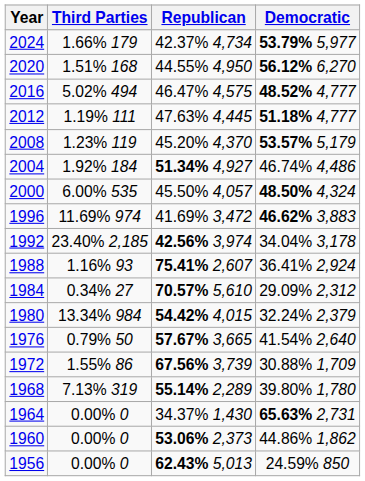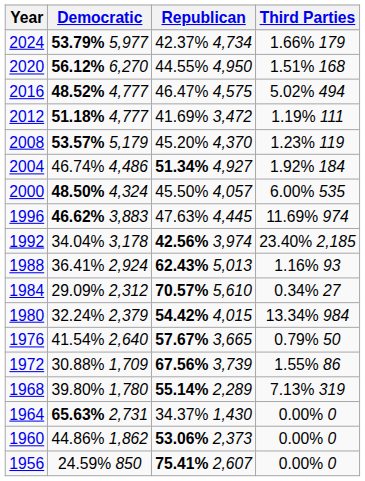columns swapped: (307, 18) <-> (100, 18)
(204, 117) 47.63% 4,445 -> (204, 117) 41.69% 3,472
(204, 216) 41.69% 3,472 -> (204, 216) 47.63% 4,445
(204, 265) 75.41% 2,607 -> (204, 265) 62.43% 5,013
(204, 464) 62.43% 5,013 -> (204, 464) 75.41% 2,607
